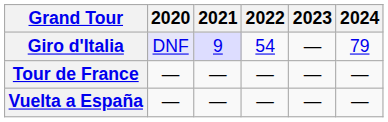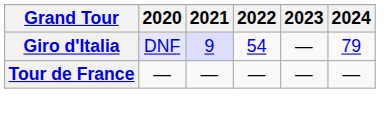- row: (76, 102)
